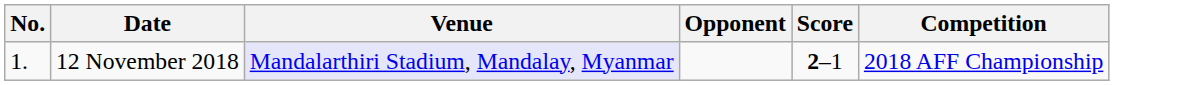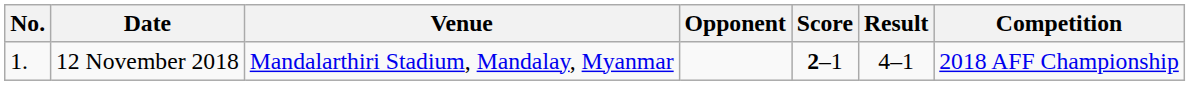+ column: (896, 23)
(462, 60) lavender background -> (462, 60) no background
